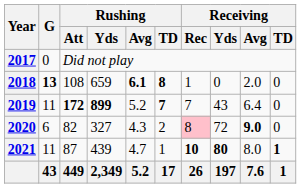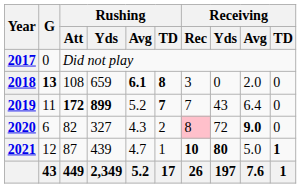(188, 82) 1 -> (188, 82) 3
(49, 149) 11 -> (49, 149) 12
(252, 149) 8.0 -> (252, 149) 5.0
